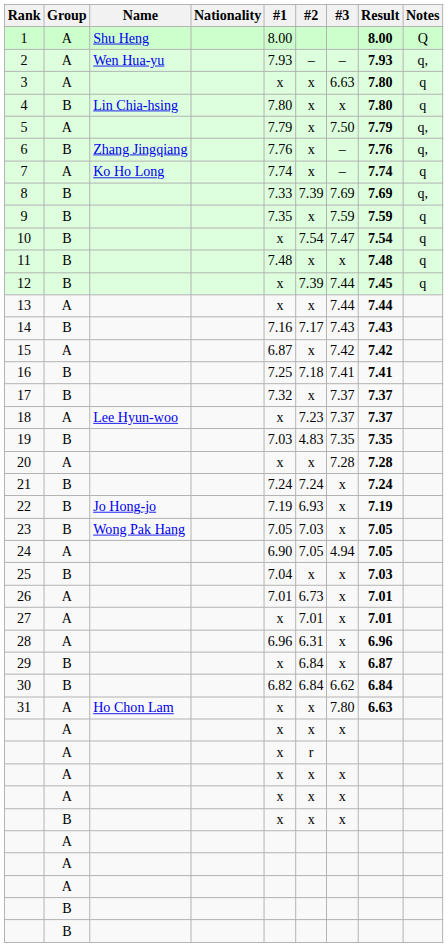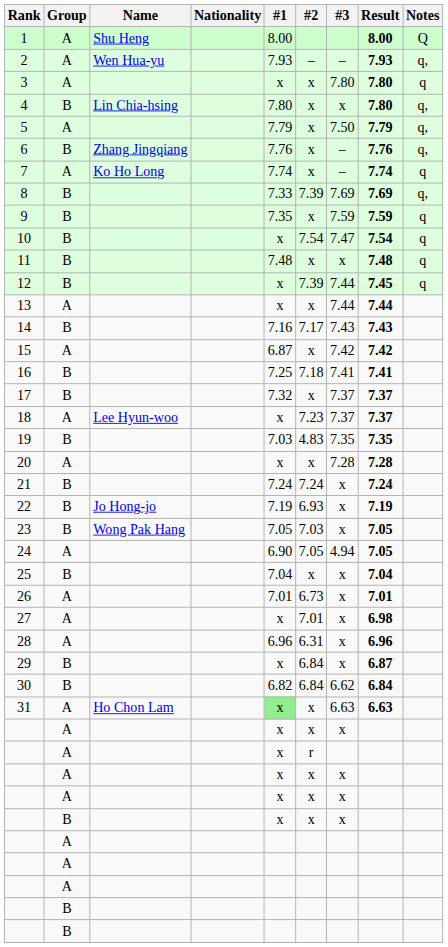(342, 82) 6.63 -> (342, 82) 7.80
(423, 104) q -> (423, 104) q,
(380, 573) 7.03 -> (380, 573) 7.04
(380, 618) 7.01 -> (380, 618) 6.98
(280, 707) no background -> (280, 707) lightgreen background
(342, 707) 7.80 -> (342, 707) 6.63
